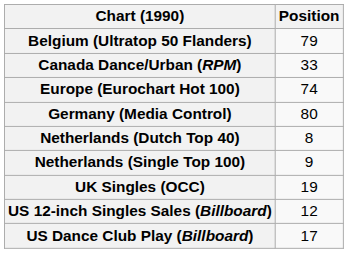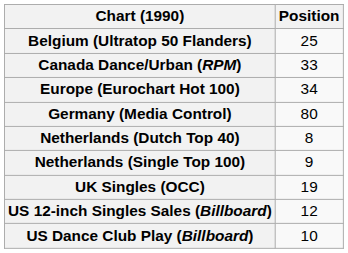(309, 41) 79 -> (309, 41) 25
(309, 89) 74 -> (309, 89) 34
(309, 235) 17 -> (309, 235) 10
